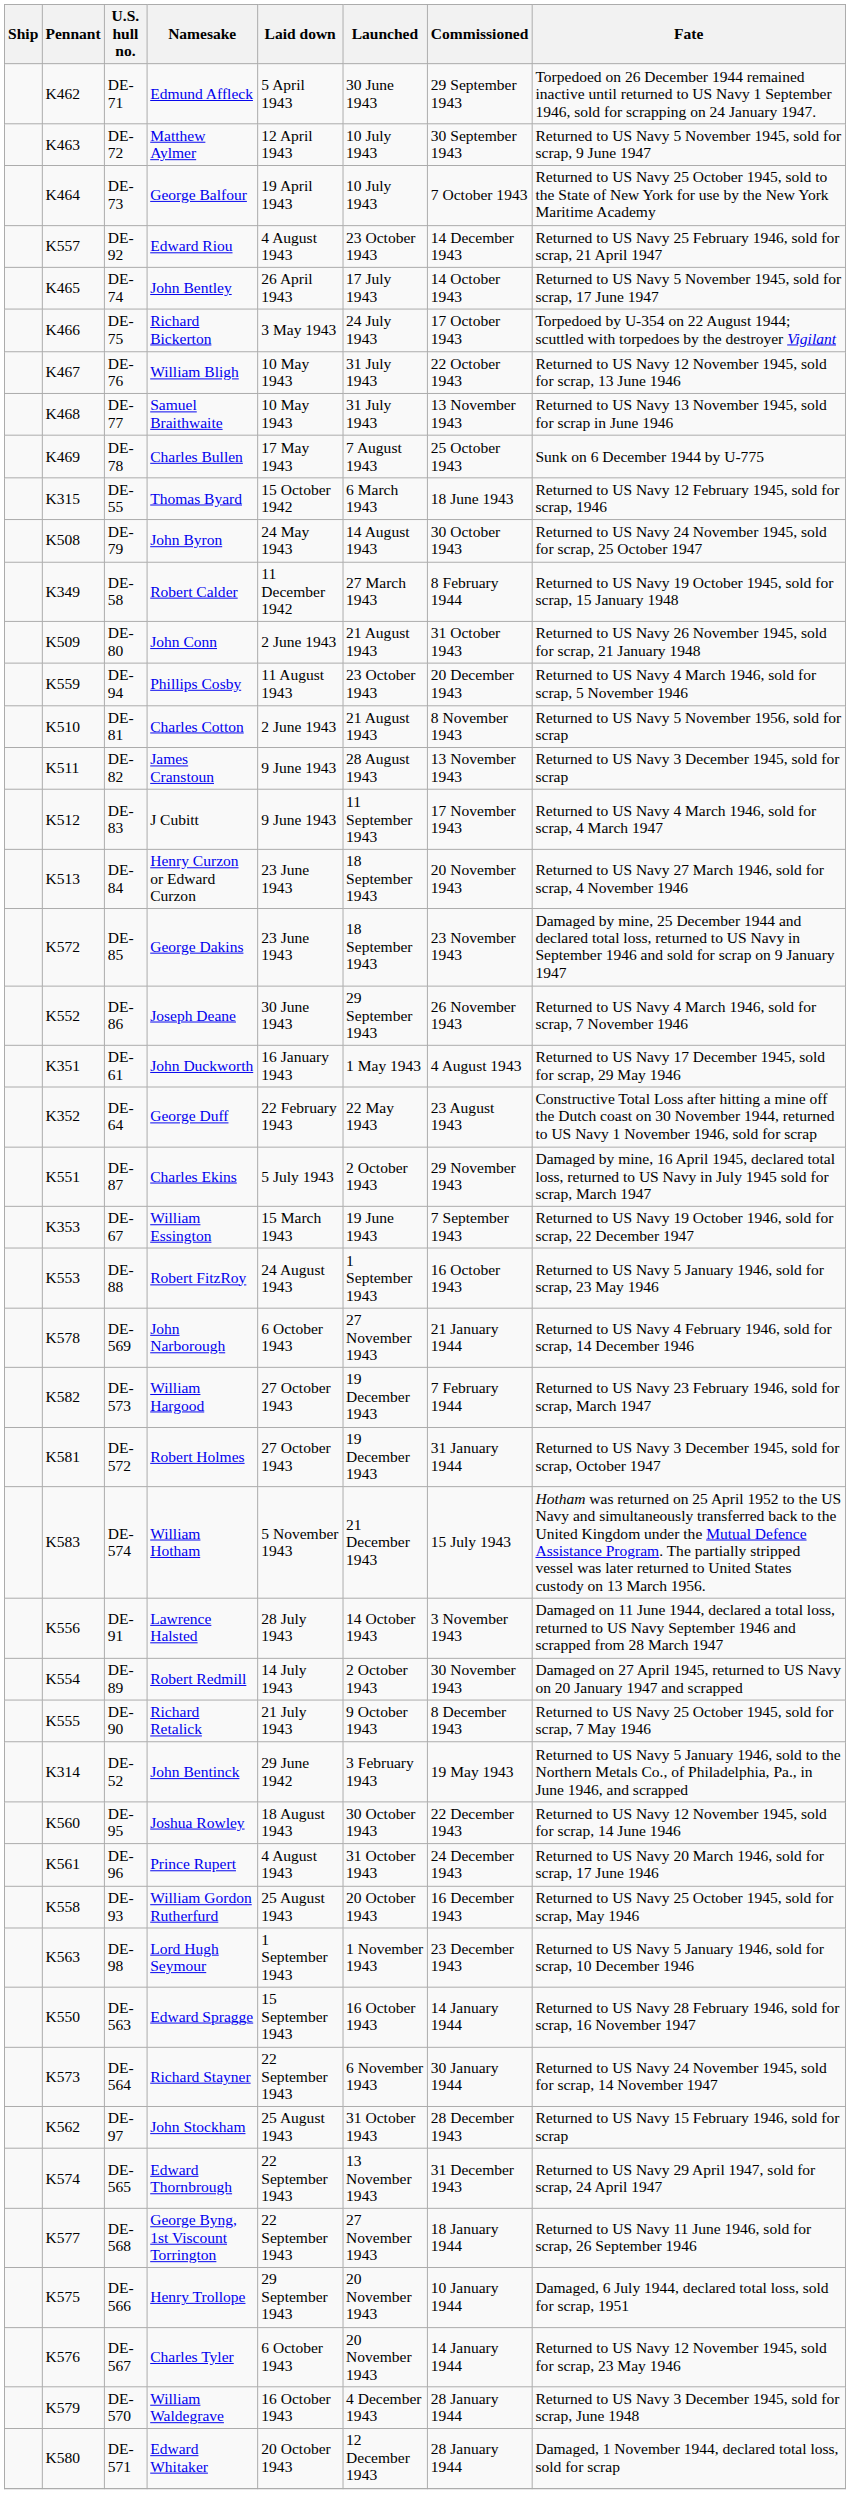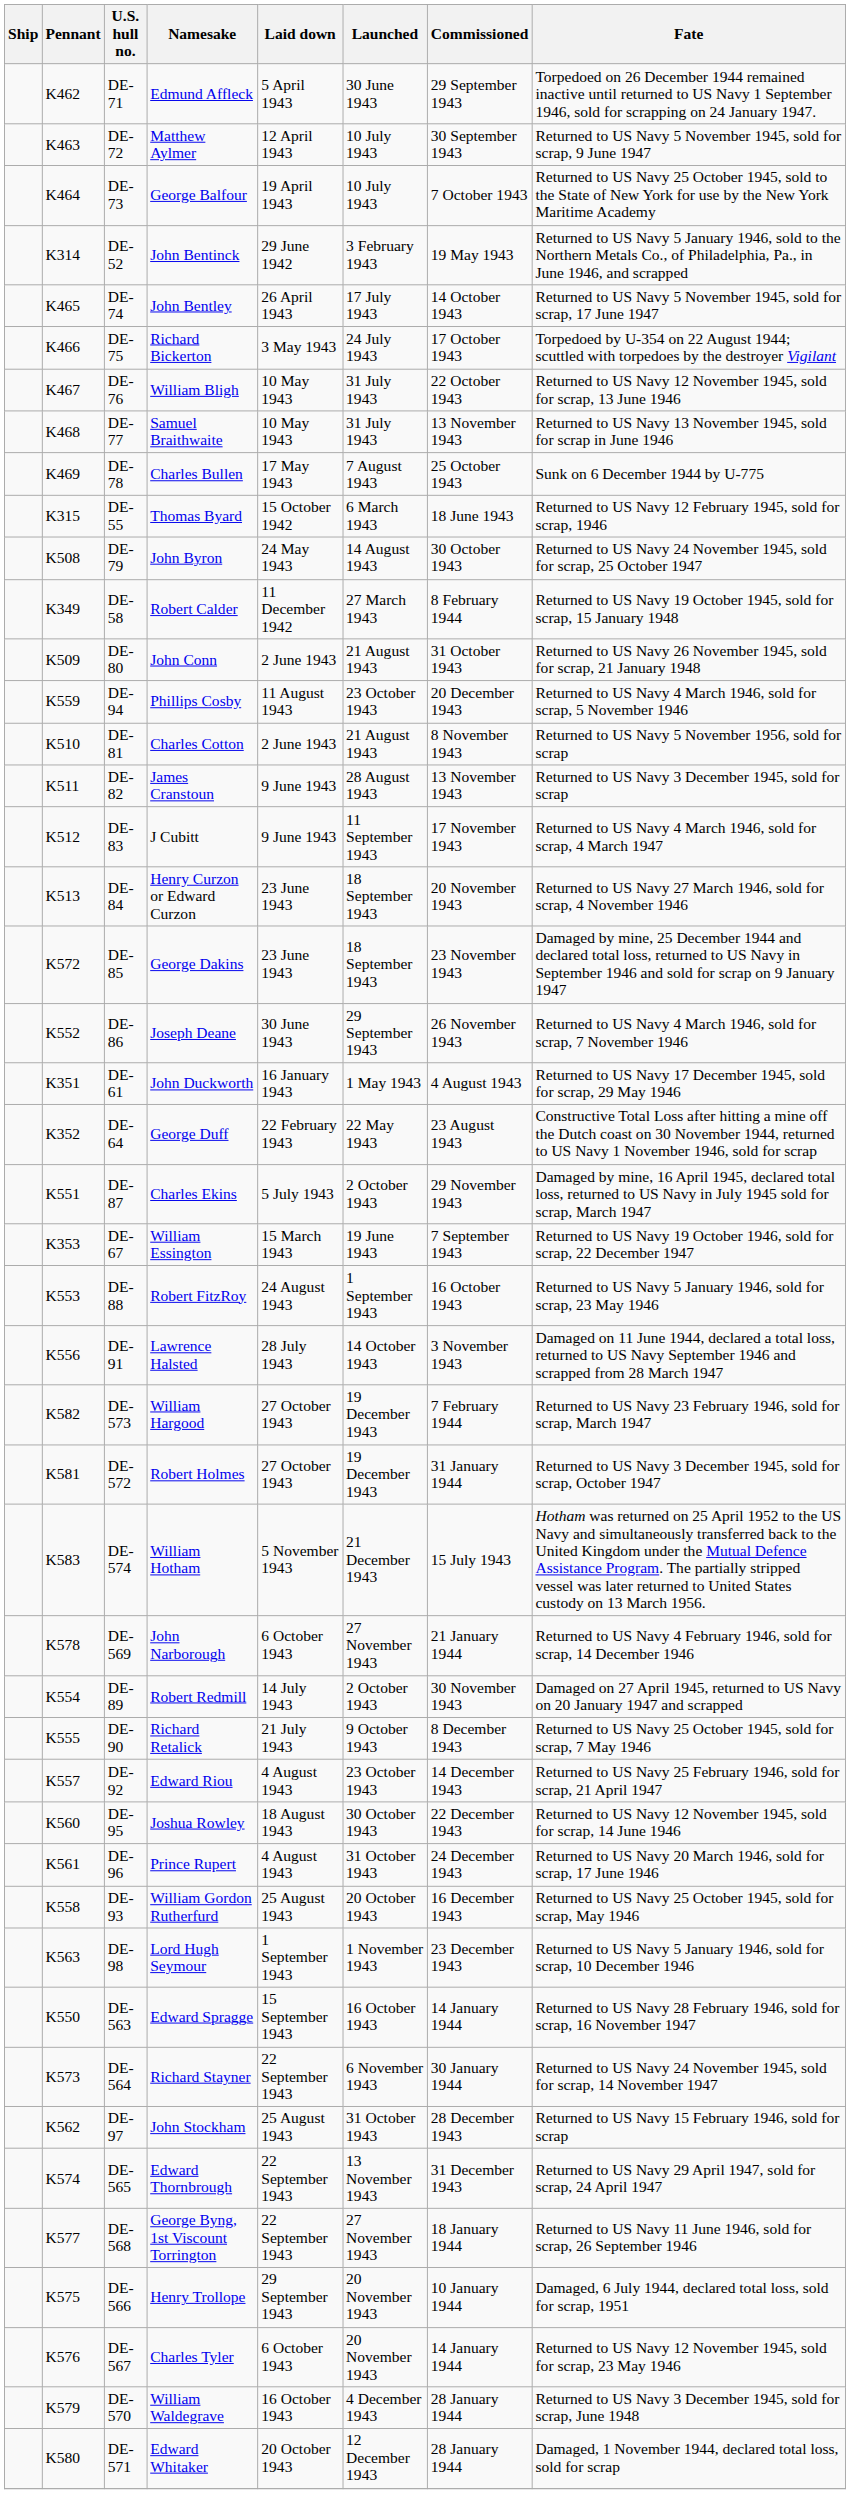rows swapped: (121, 1771) <-> (121, 246)
rows swapped: (121, 1628) <-> (121, 1337)
